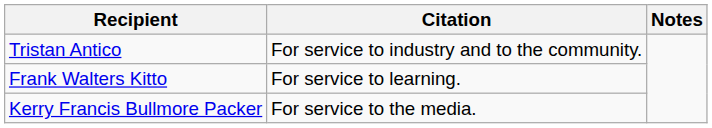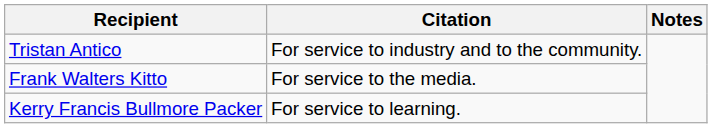(366, 79) For service to learning. -> (374, 79) For service to the media.
(374, 108) For service to the media. -> (366, 108) For service to learning.
